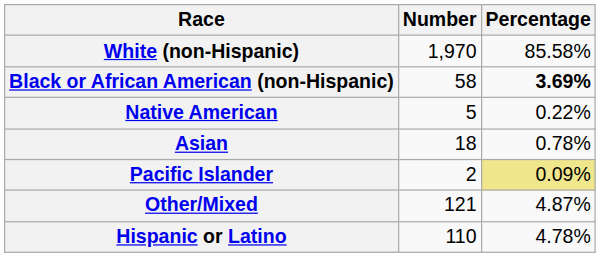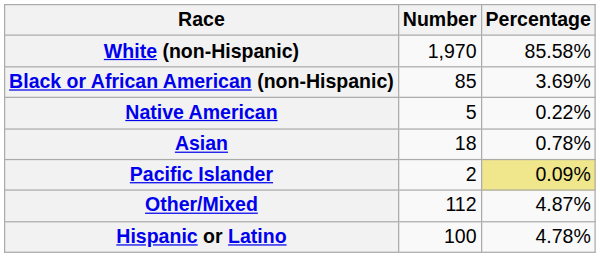(466, 81) 58 -> (466, 81) 85
(563, 81) bold -> (563, 81) normal
(460, 205) 121 -> (461, 205) 112
(461, 236) 110 -> (460, 236) 100
